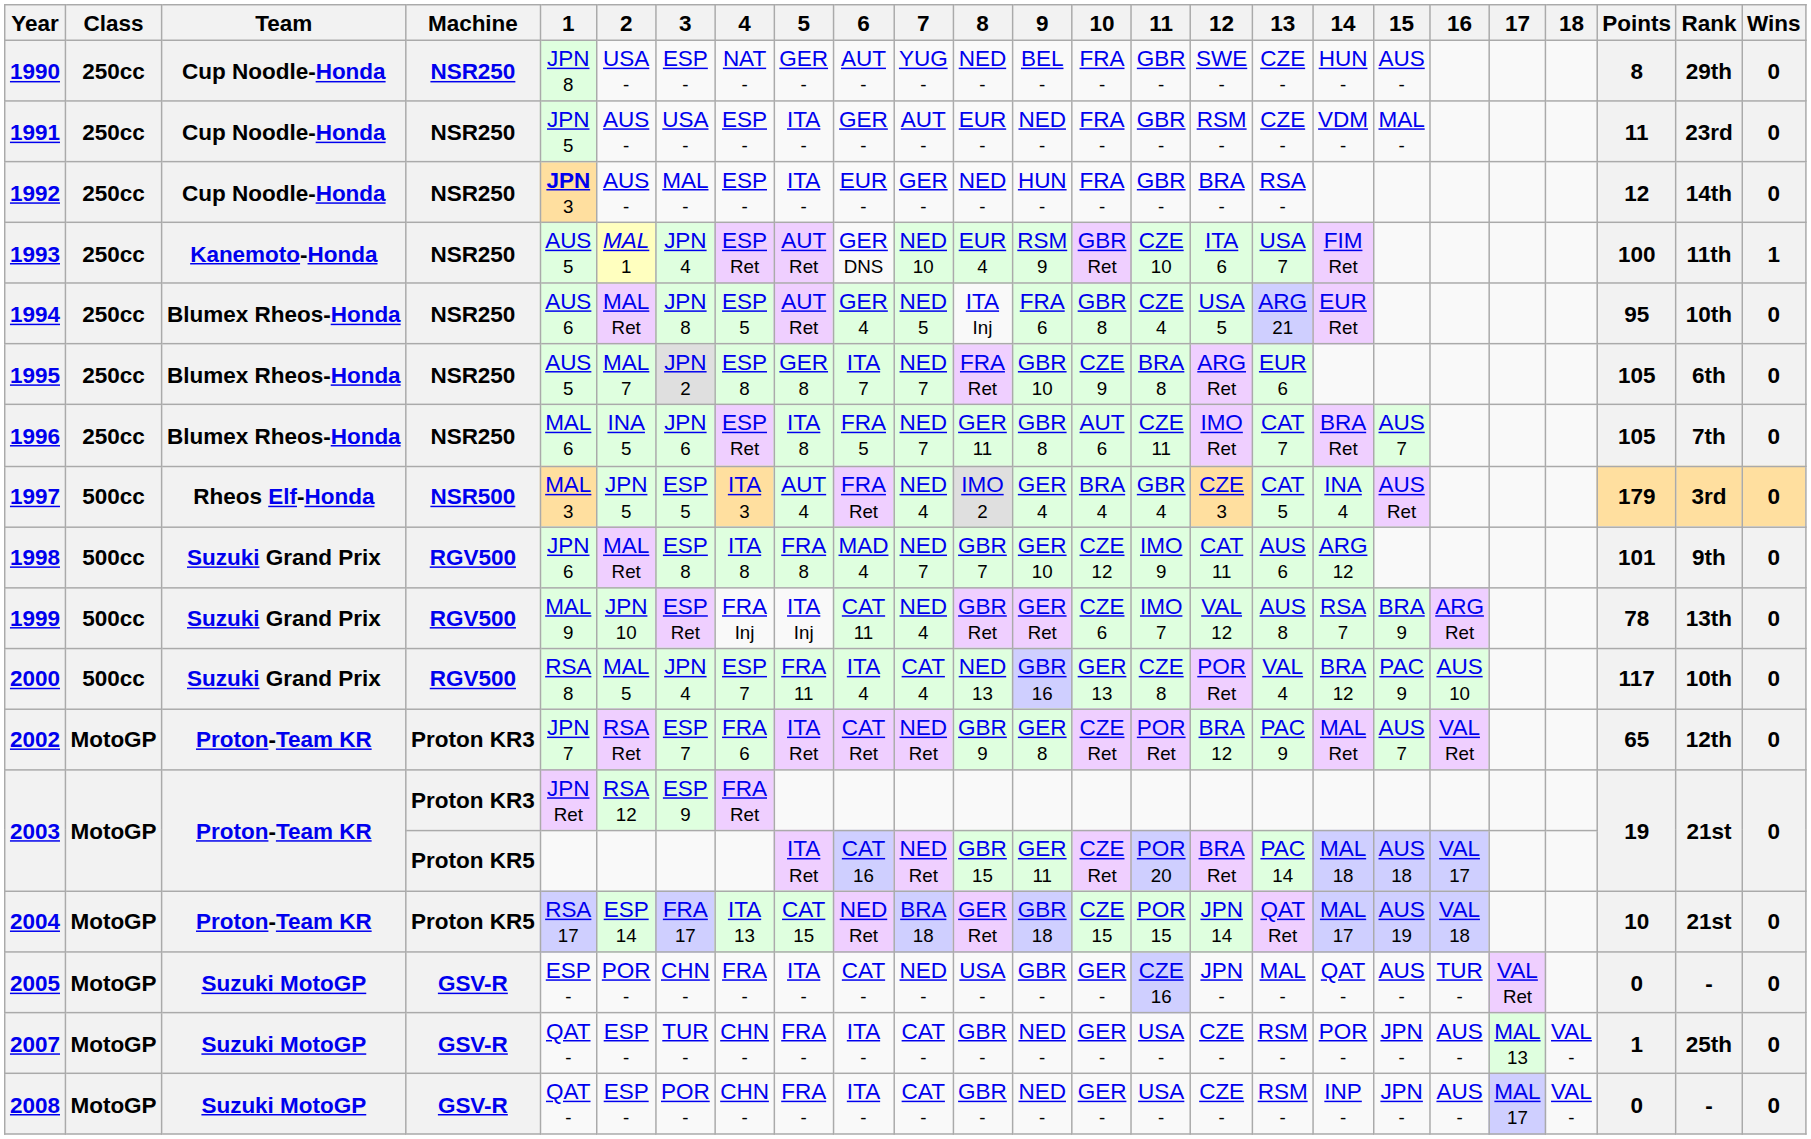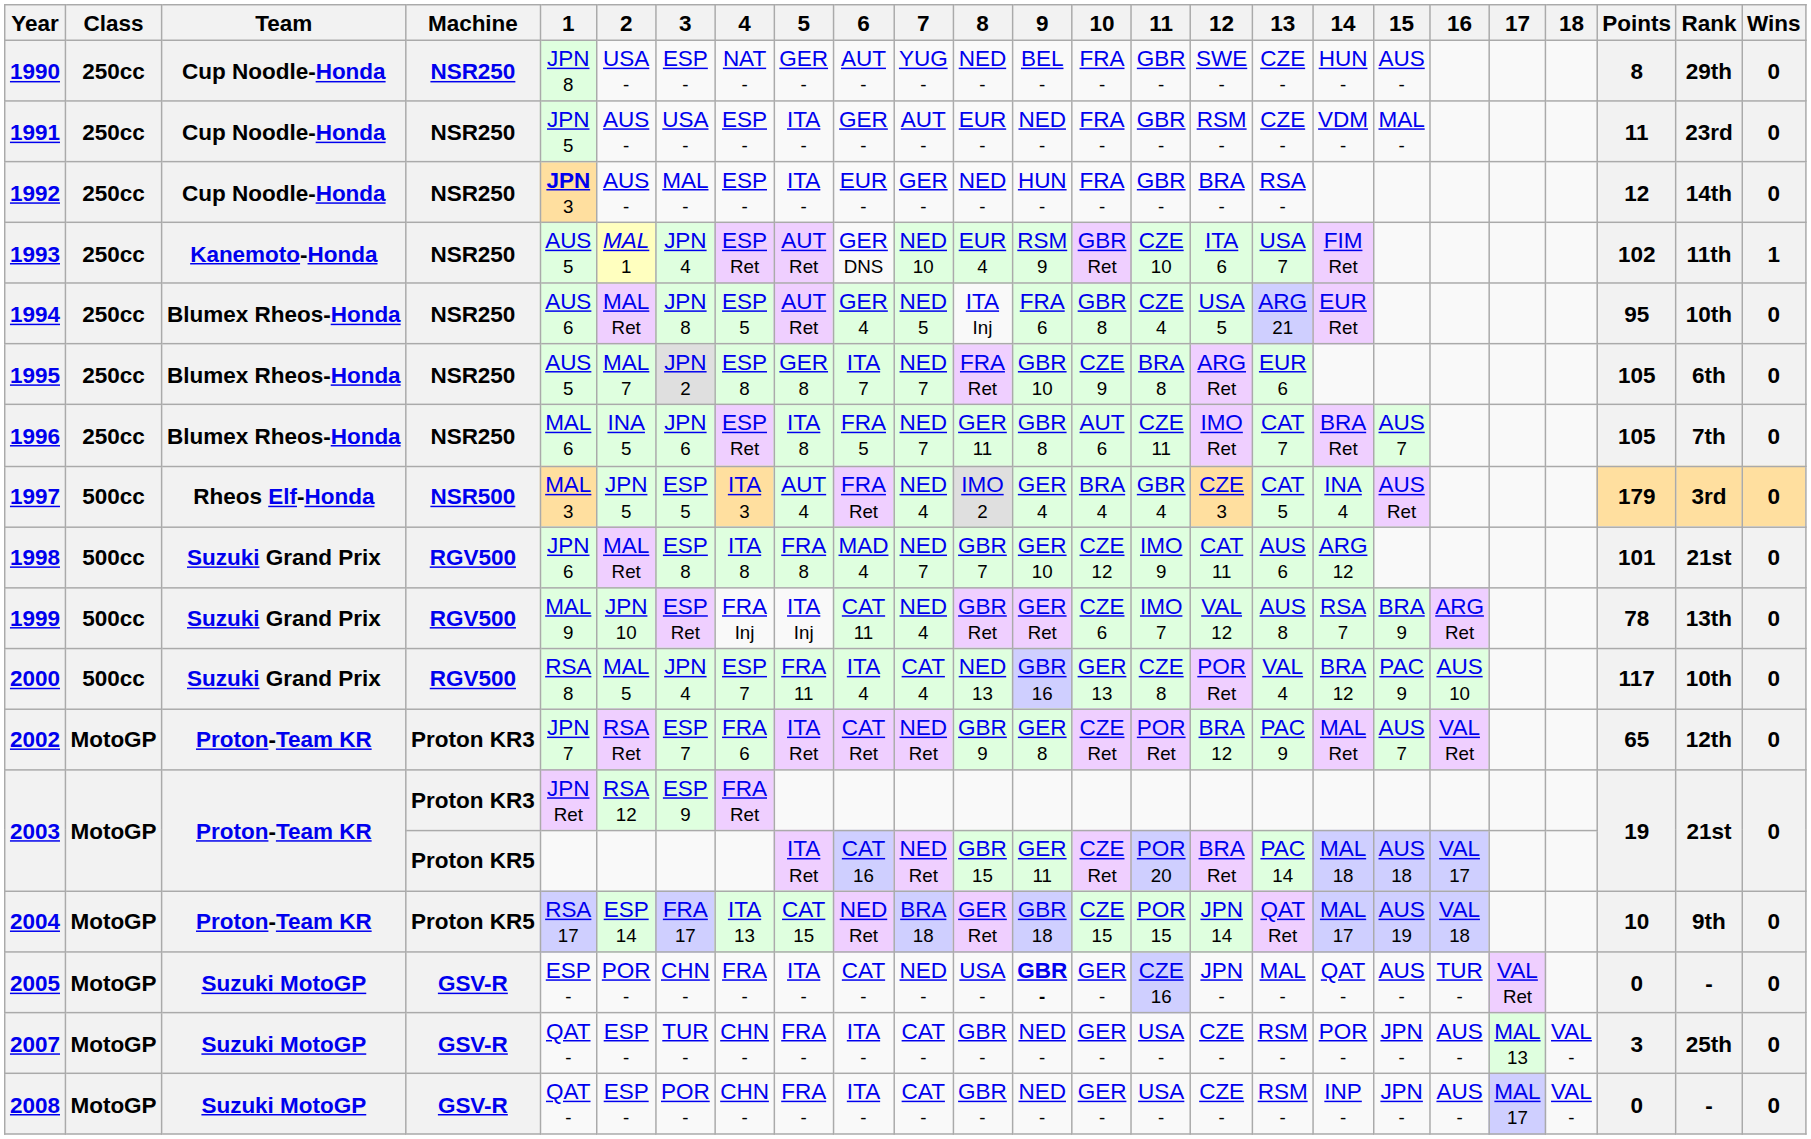(1637, 253) 100 -> (1637, 253) 102
(1709, 557) 9th -> (1709, 557) 21st
(1709, 922) 21st -> (1709, 922) 9th
(1042, 983) normal -> (1042, 983) bold
(1637, 1043) 1 -> (1637, 1043) 3
